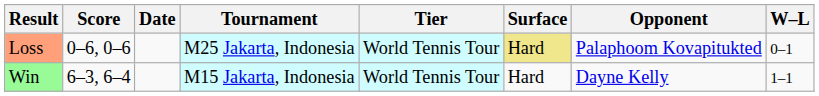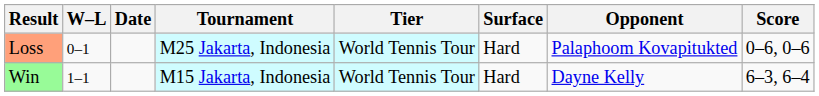columns swapped: (790, 18) <-> (99, 18)
(526, 47) khaki background -> (502, 47) no background
